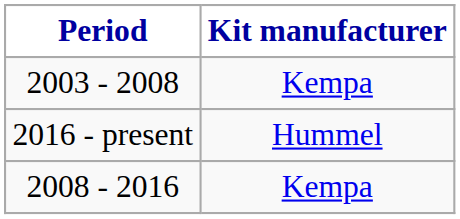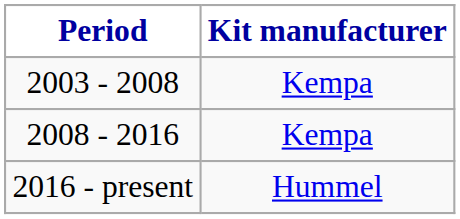rows swapped: (103, 187) <-> (103, 135)
